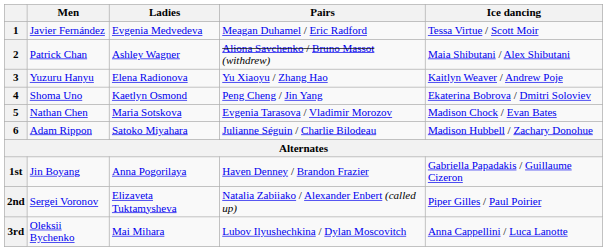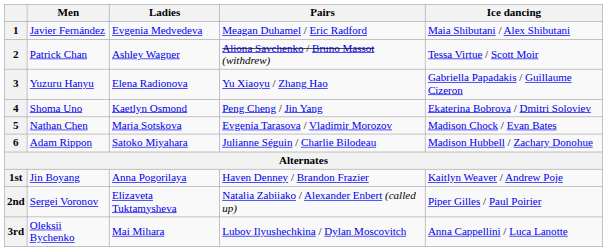(483, 30) Tessa Virtue / Scott Moir -> (499, 30) Maia Shibutani / Alex Shibutani
(499, 54) Maia Shibutani / Alex Shibutani -> (483, 54) Tessa Virtue / Scott Moir
(495, 78) Kaitlyn Weaver / Andrew Poje -> (500, 84) Gabriella Papadakis / Guillaume Cizeron
(500, 171) Gabriella Papadakis / Guillaume Cizeron -> (495, 178) Kaitlyn Weaver / Andrew Poje
